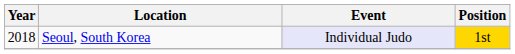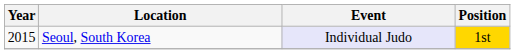(22, 37) 2018 -> (22, 37) 2015
